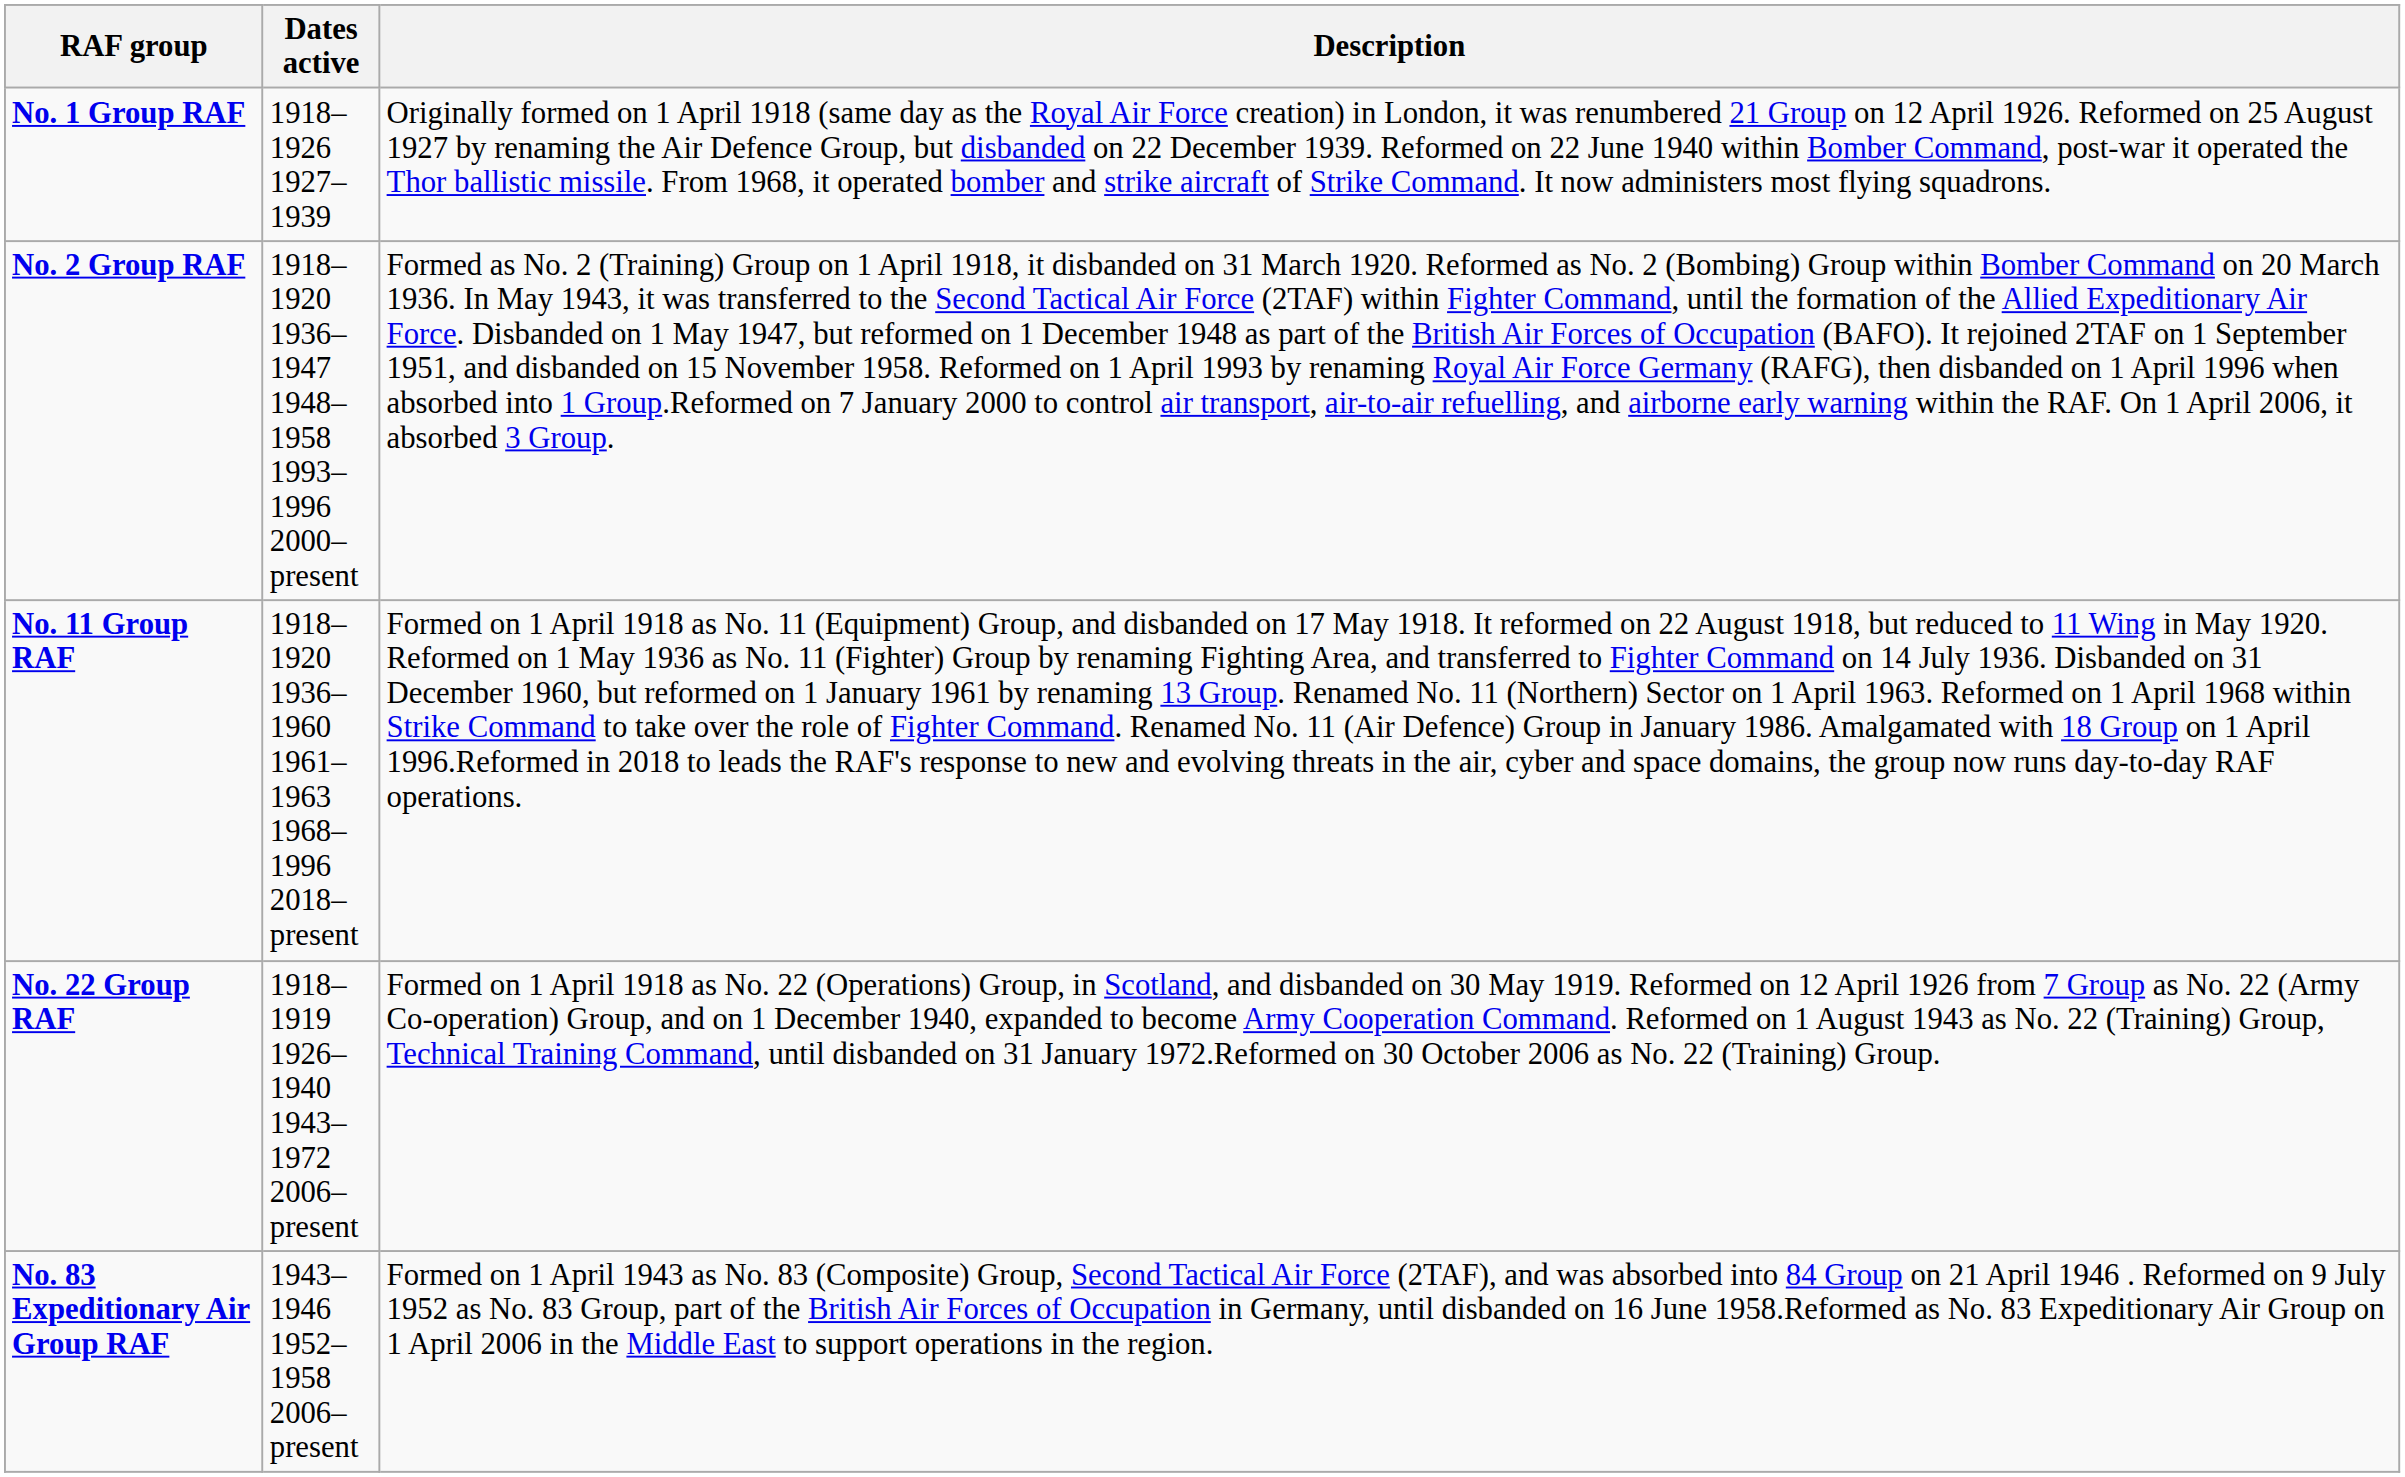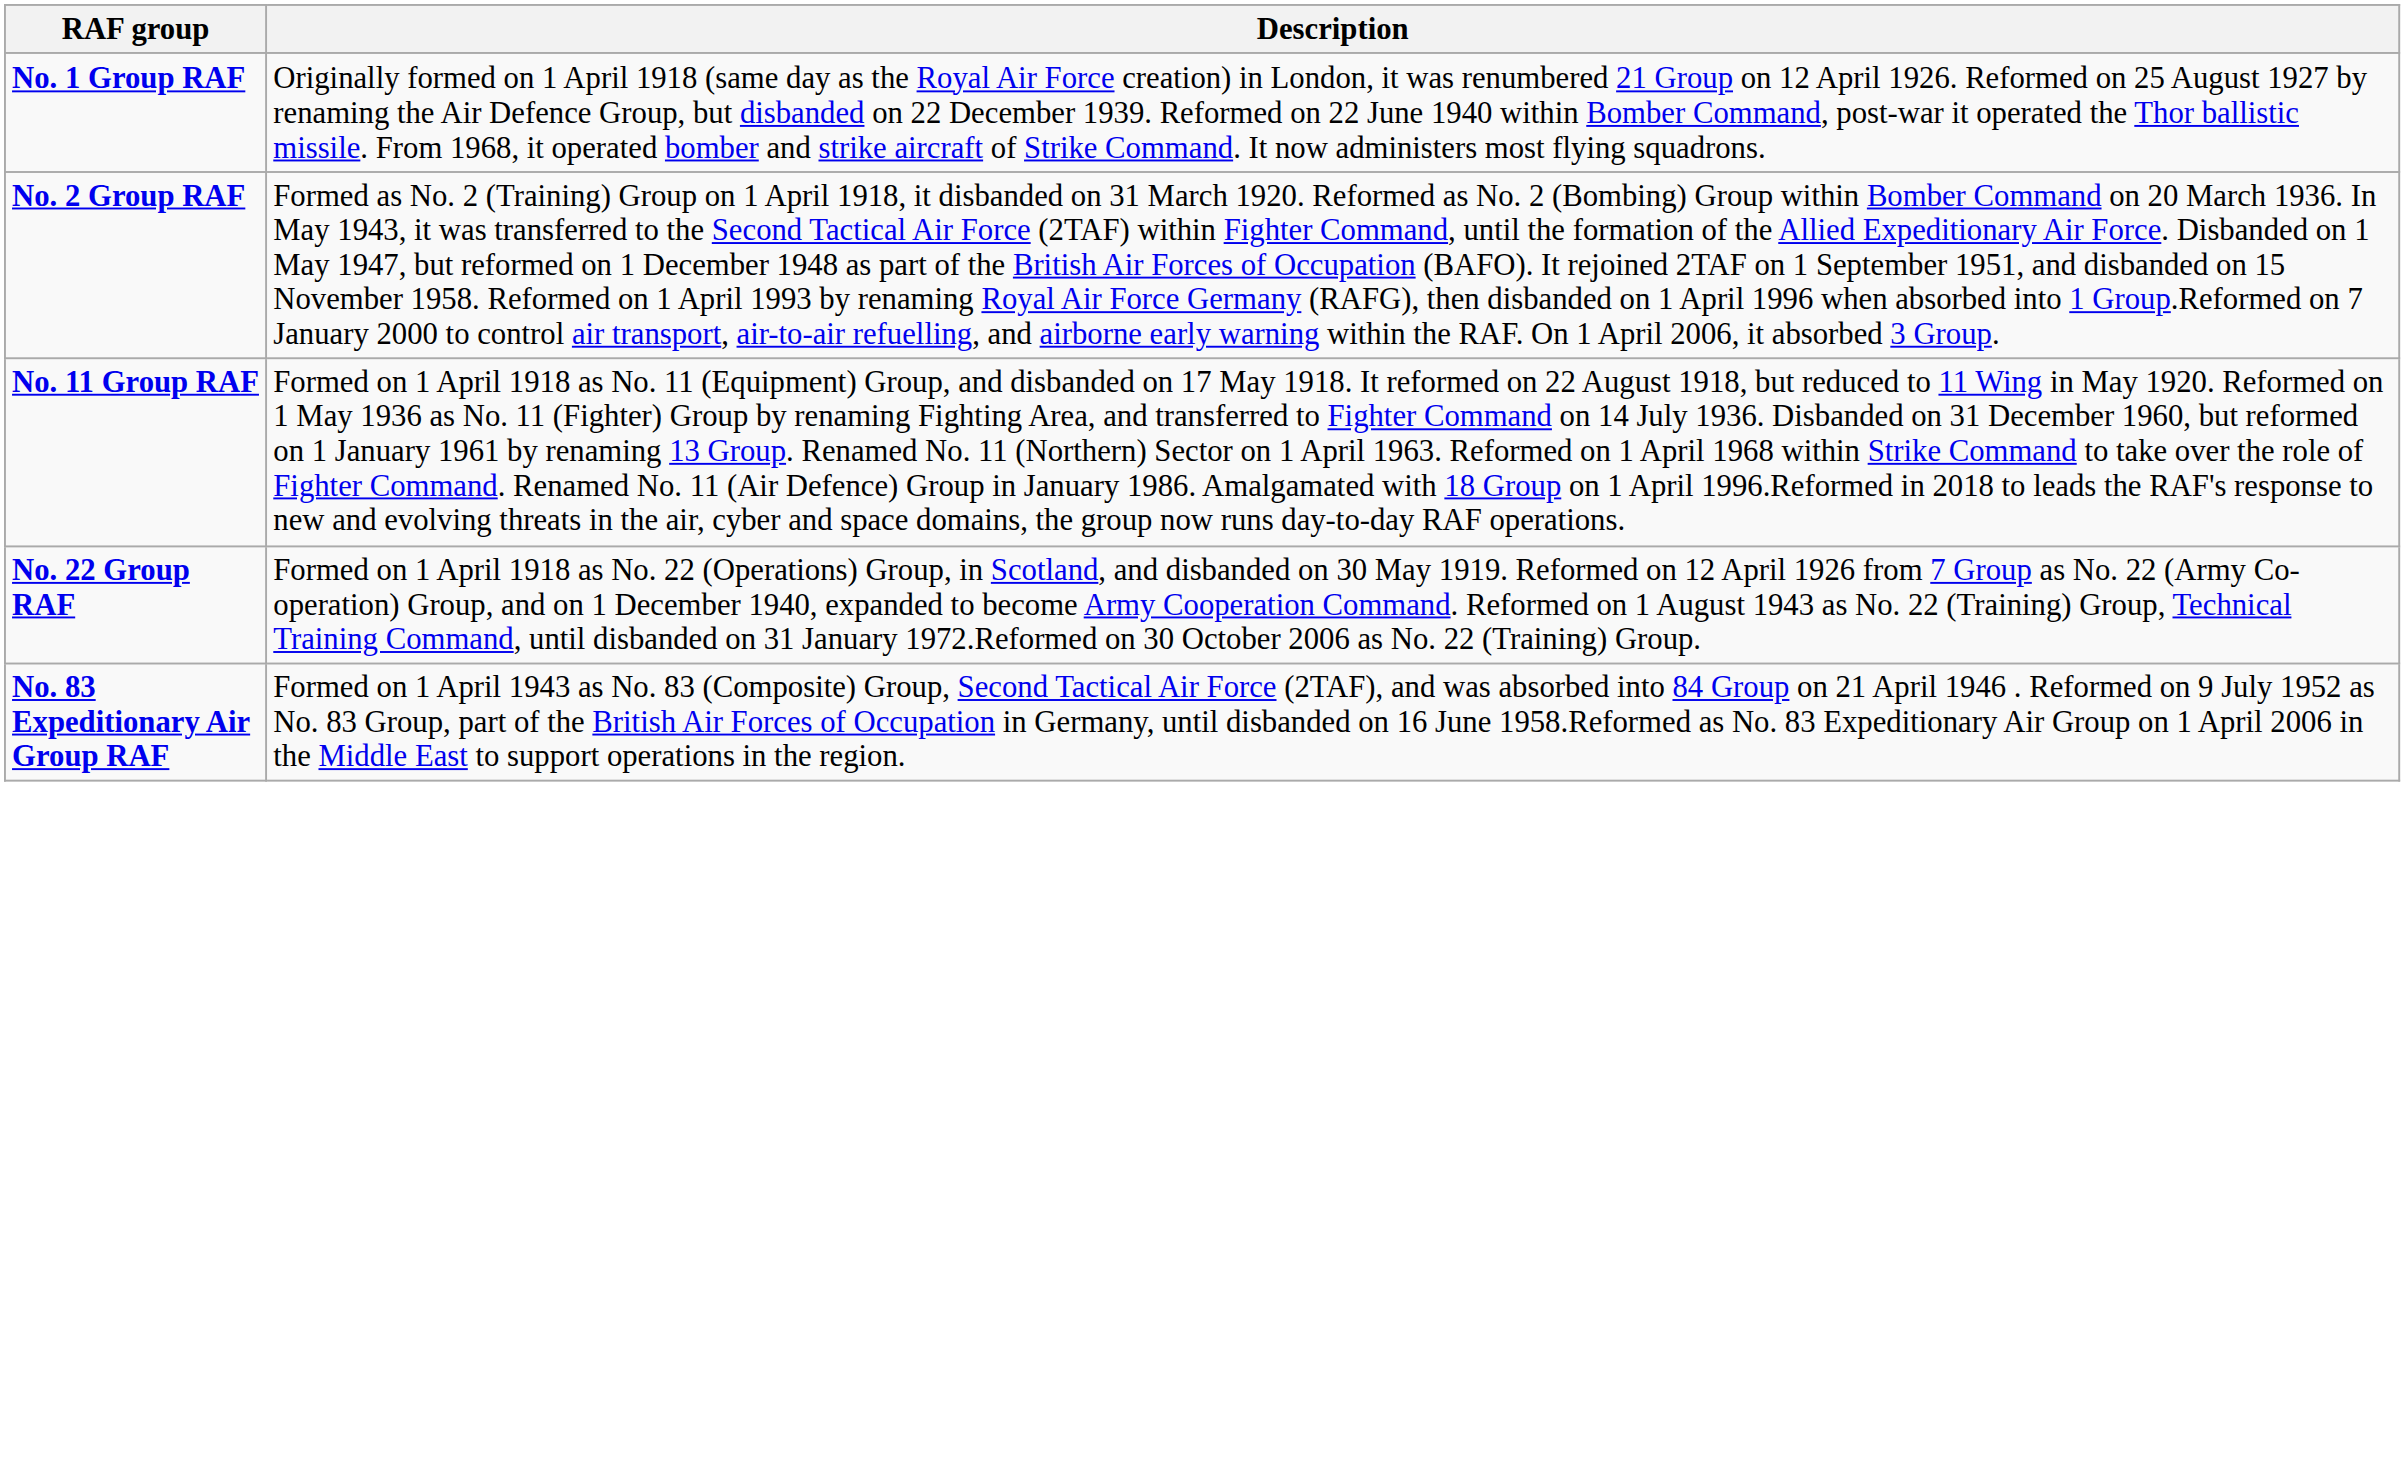- column: (321, 46)
